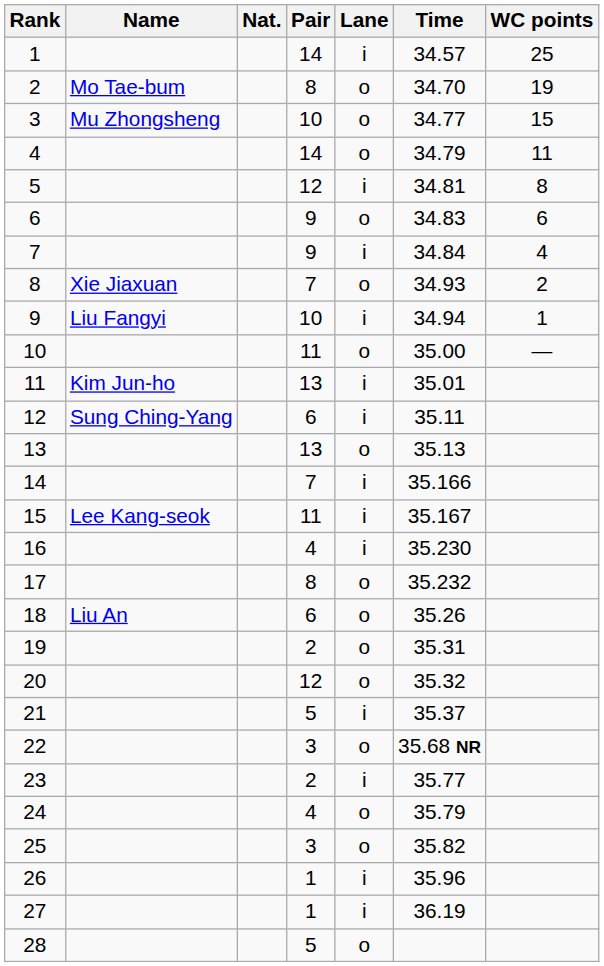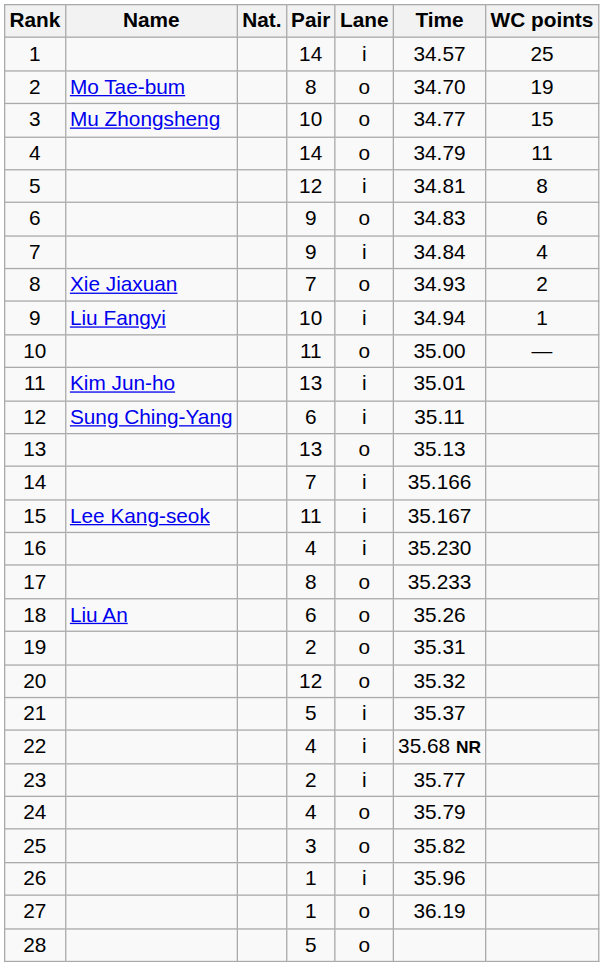(440, 581) 35.232 -> (440, 581) 35.233
(311, 746) 3 -> (311, 746) 4
(364, 746) o -> (364, 746) i
(364, 911) i -> (364, 911) o
